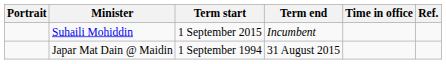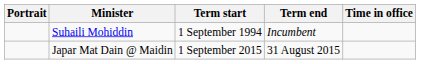- column: (428, 13)
(220, 31) 1 September 2015 -> (220, 31) 1 September 1994
(220, 50) 1 September 1994 -> (220, 50) 1 September 2015
